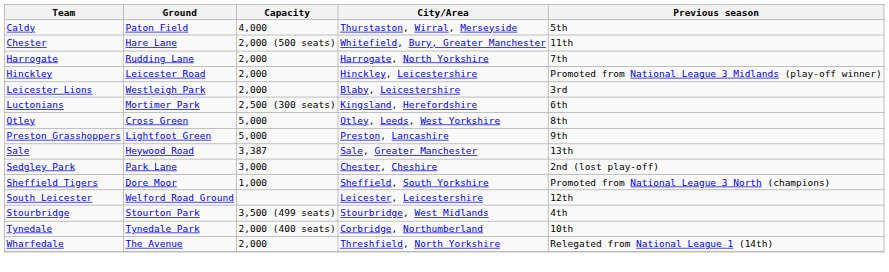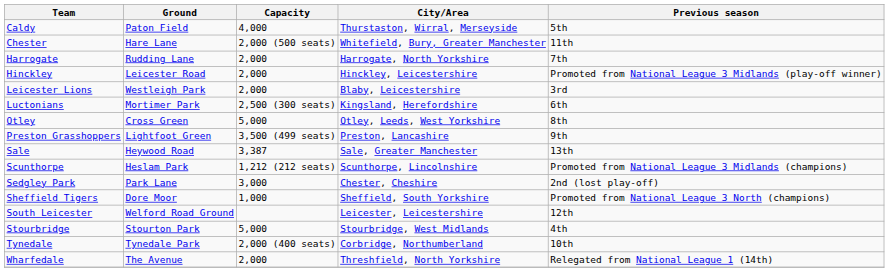(253, 136) 5,000 -> (287, 136) 3,500 (499 seats)
+ row: (35, 167)
(287, 213) 3,500 (499 seats) -> (253, 229) 5,000
